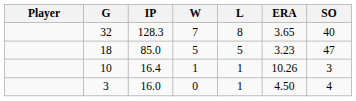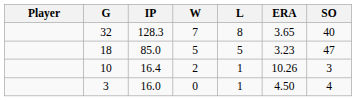(195, 68) 1 -> (195, 68) 2
